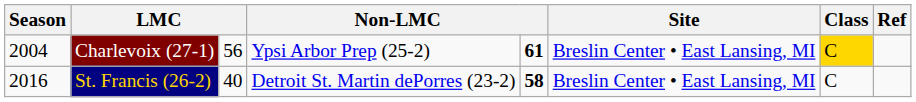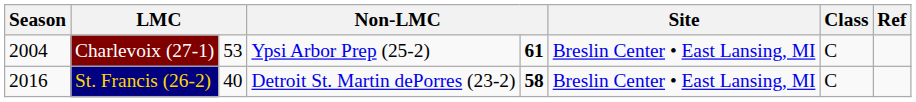(233, 50) 56 -> (233, 50) 53
(831, 50) gold background -> (831, 50) no background
